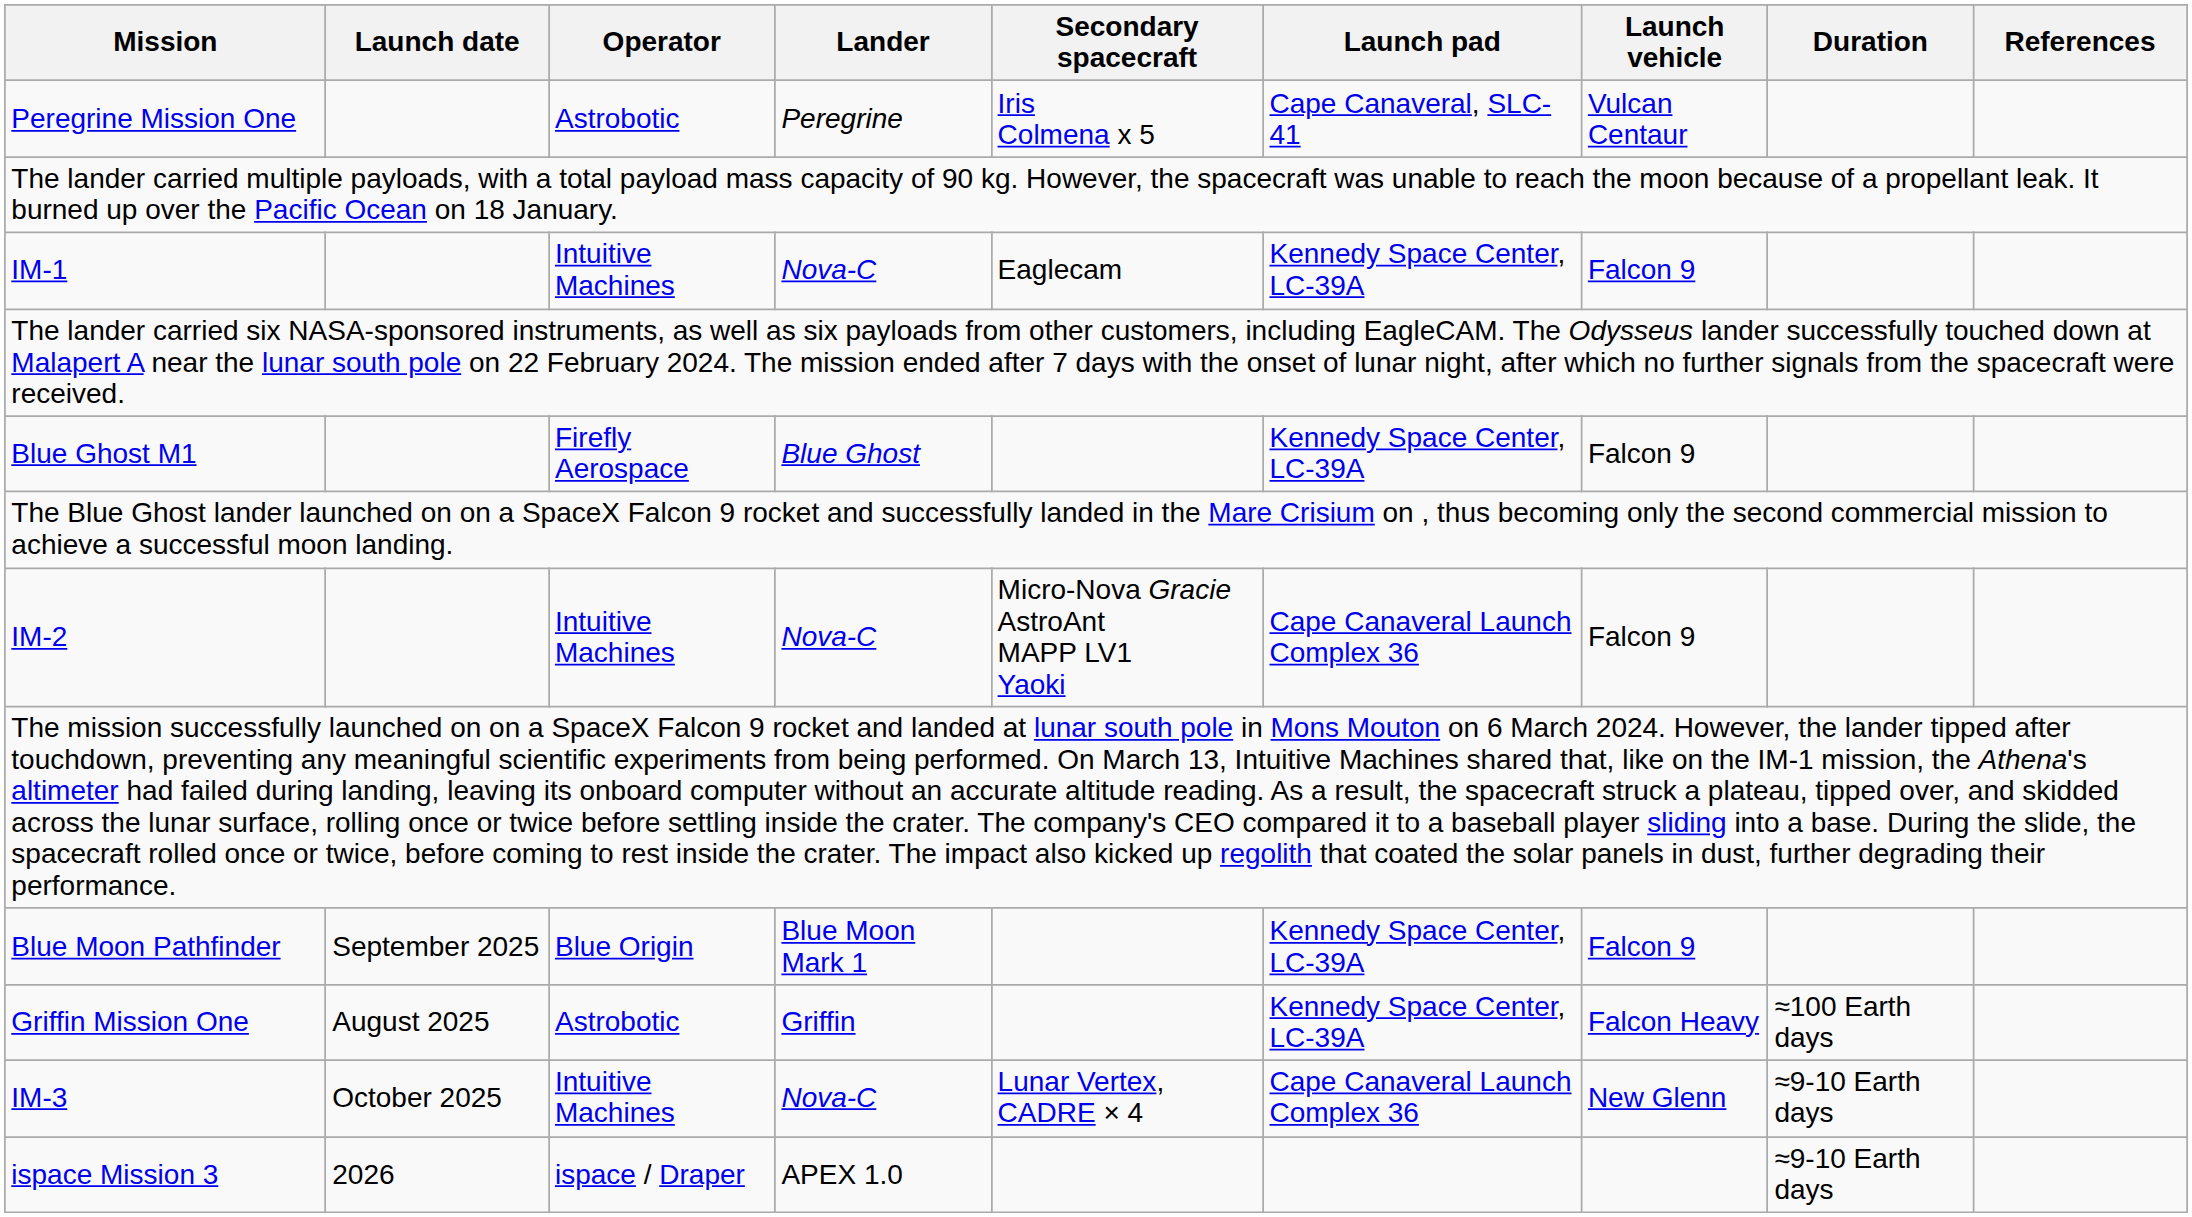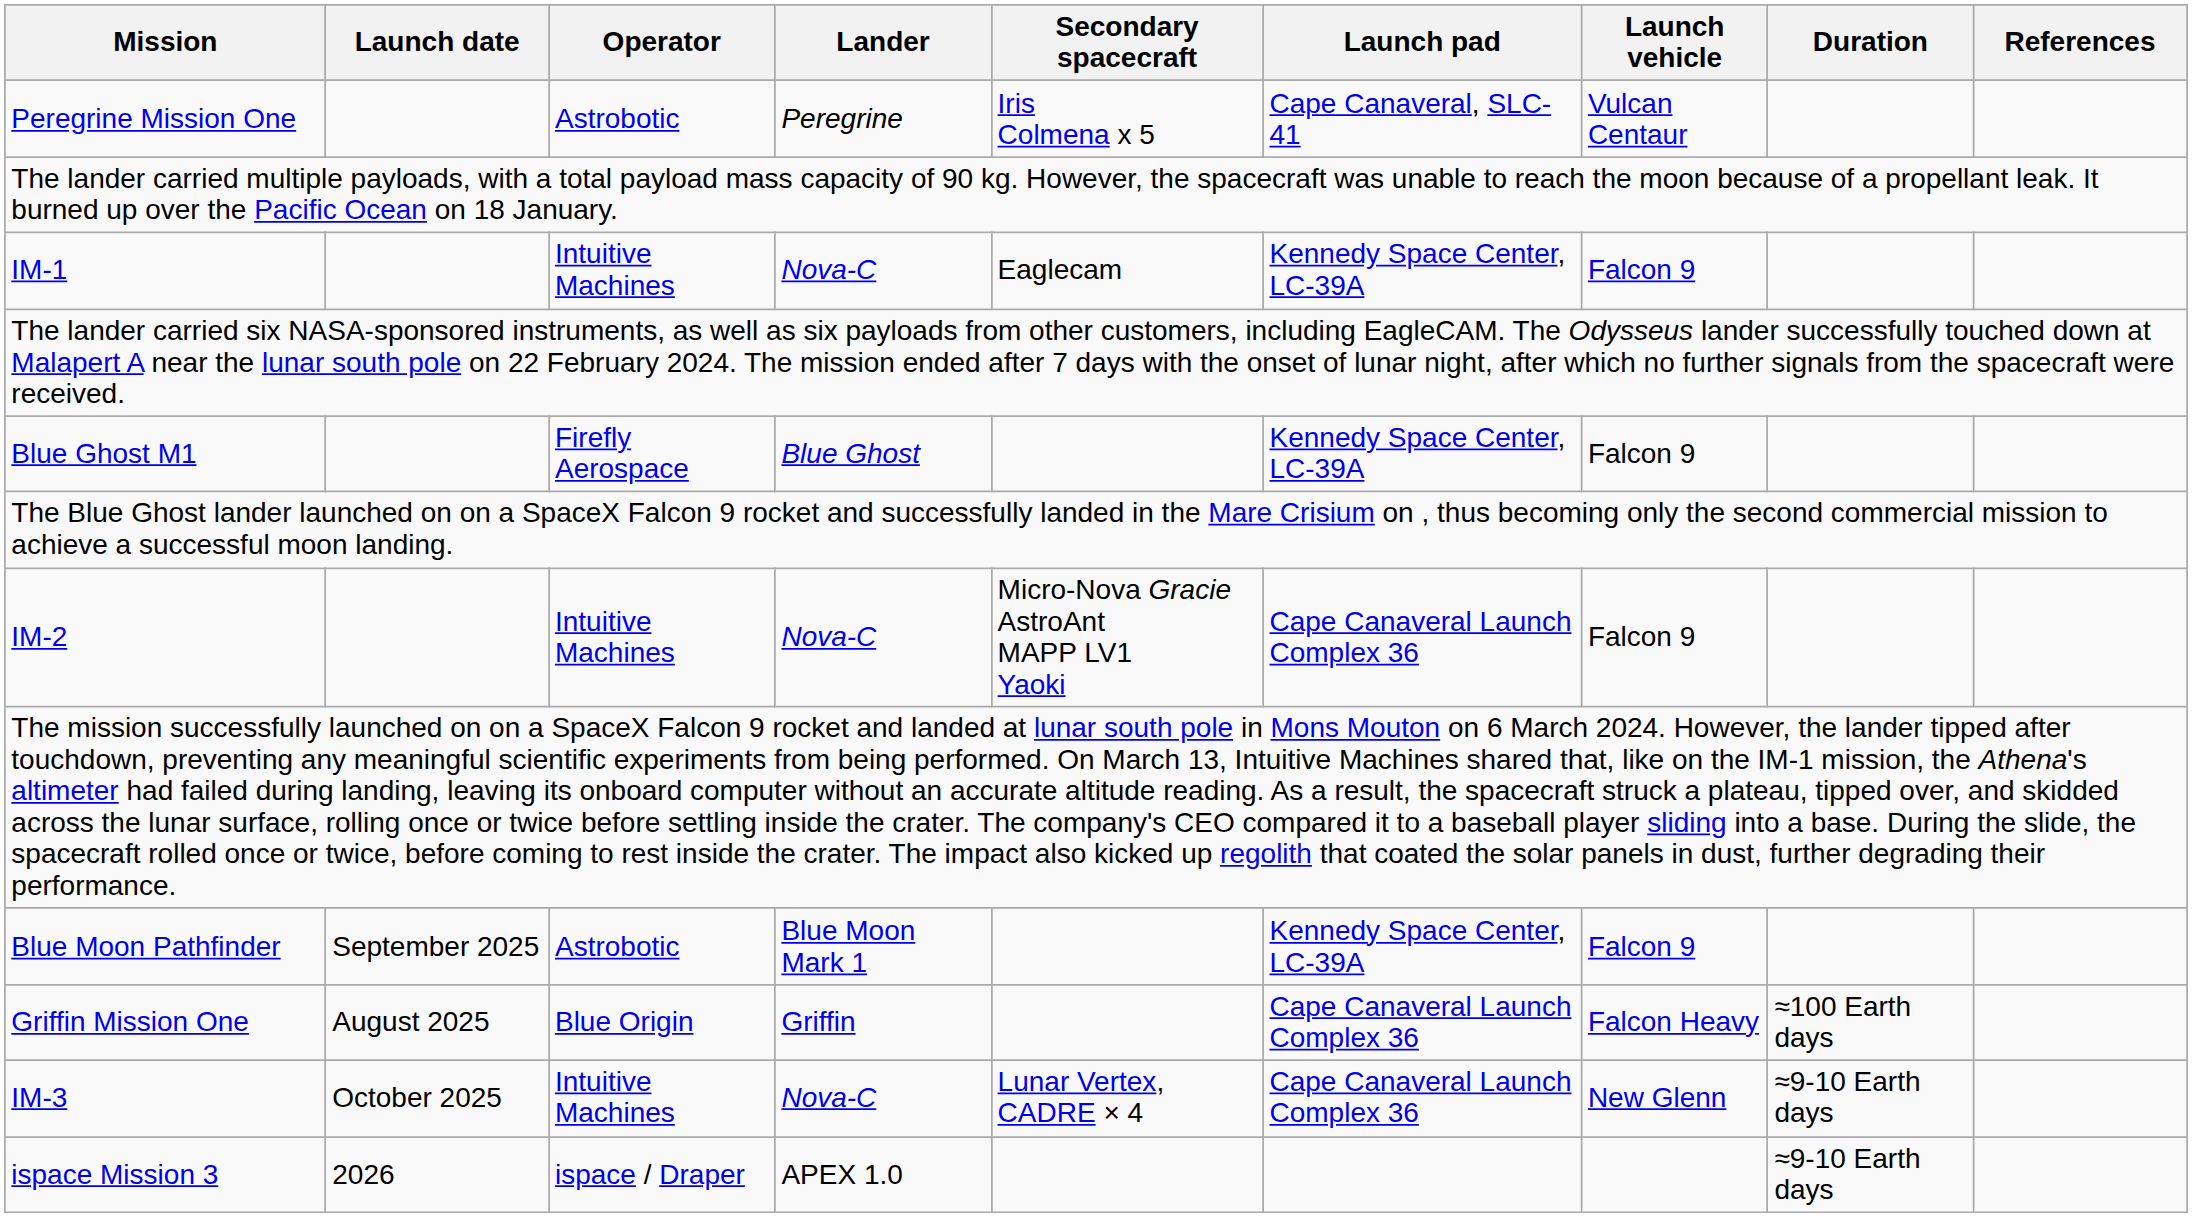(624, 946) Blue Origin -> (617, 946) Astrobotic
(617, 1022) Astrobotic -> (624, 1022) Blue Origin
(1417, 1022) Kennedy Space Center, LC-39A -> (1420, 1022) Cape Canaveral Launch Complex 36
